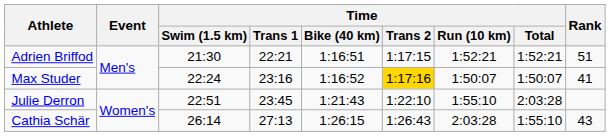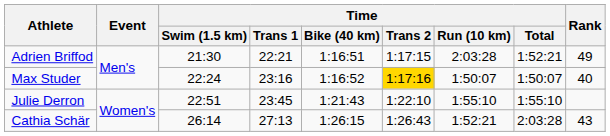(474, 57) 1:52:21 -> (474, 57) 2:03:28
(585, 57) 51 -> (585, 57) 49
(585, 79) 41 -> (585, 79) 40
(540, 100) 2:03:28 -> (540, 100) 1:55:10
(474, 121) 2:03:28 -> (474, 121) 1:52:21
(540, 121) 1:55:10 -> (540, 121) 2:03:28
